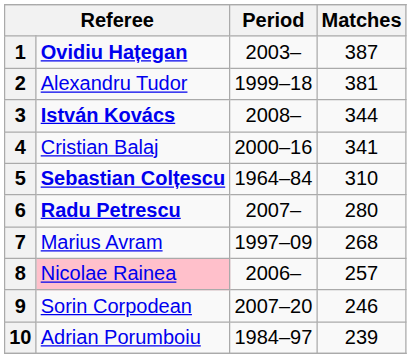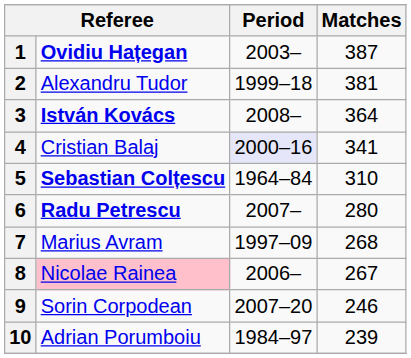(362, 115) 344 -> (362, 115) 364
(273, 147) no background -> (273, 147) lavender background
(362, 274) 257 -> (362, 274) 267
